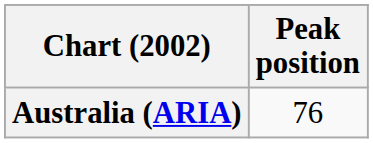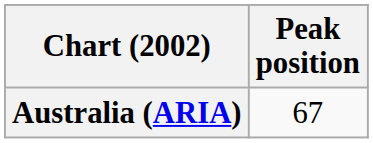(308, 112) 76 -> (308, 112) 67
